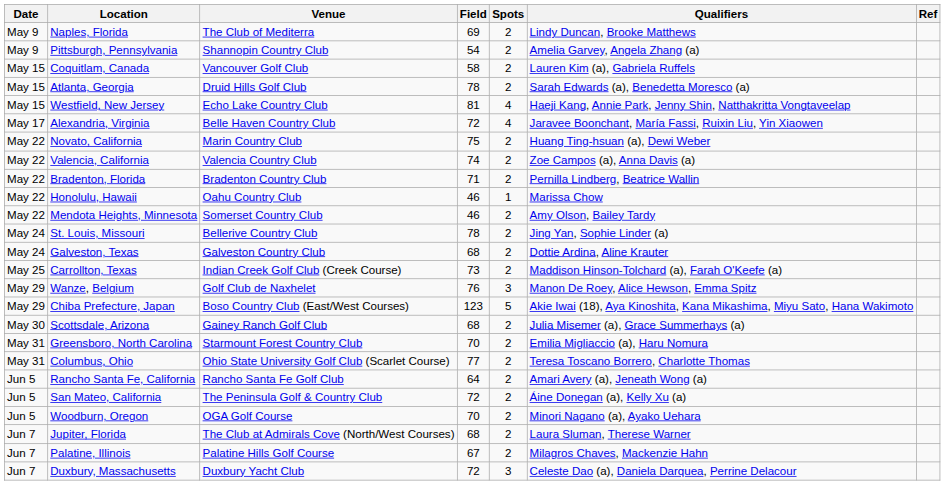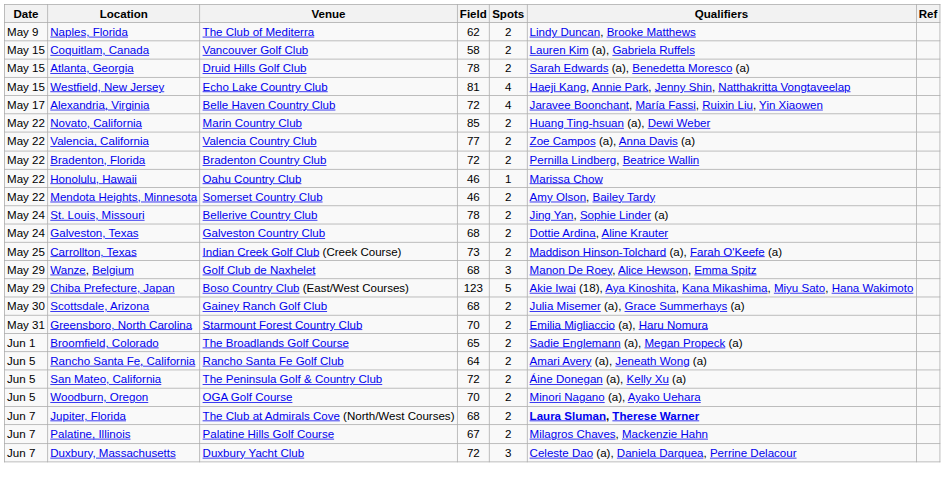(473, 32) 69 -> (473, 32) 62
- row: (114, 50)
(473, 142) 75 -> (473, 123) 85
(473, 160) 74 -> (473, 142) 77
(473, 178) 71 -> (473, 160) 72
(473, 288) 76 -> (473, 270) 68
- row: (92, 361)
+ row: (105, 343)
(610, 434) normal -> (614, 416) bold
